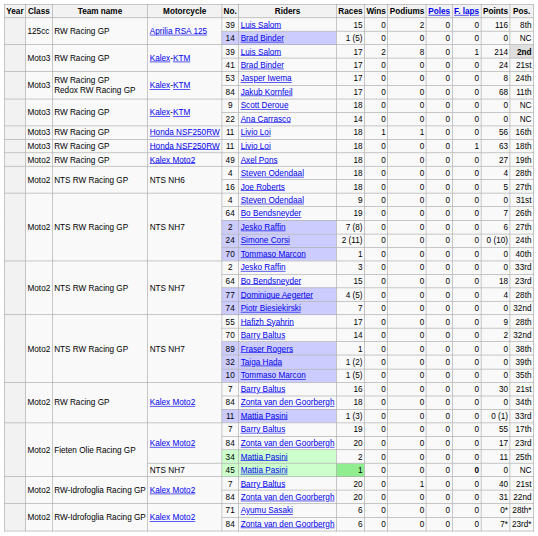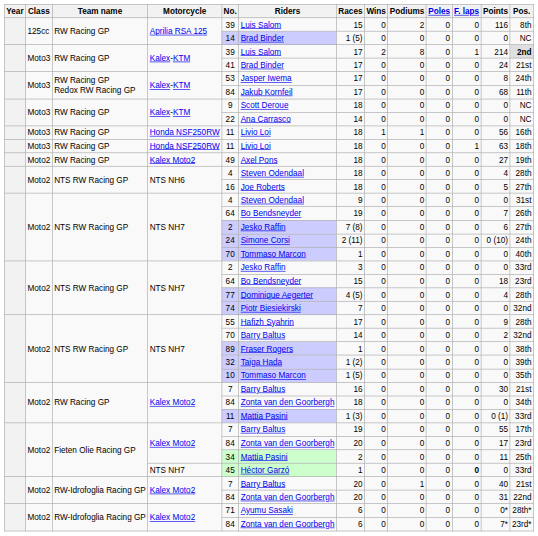(264, 470) Mattia Pasini -> (265, 470) Héctor Garzó
(360, 470) lightgreen background -> (360, 470) no background
(526, 470) NC -> (523, 470) 33rd
